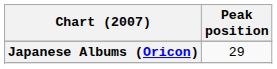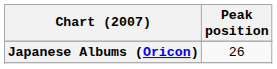(237, 52) 29 -> (237, 52) 26
